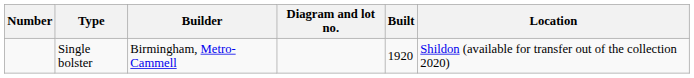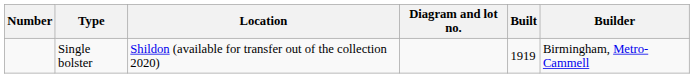columns swapped: (202, 21) <-> (553, 21)
(400, 55) 1920 -> (523, 55) 1919
